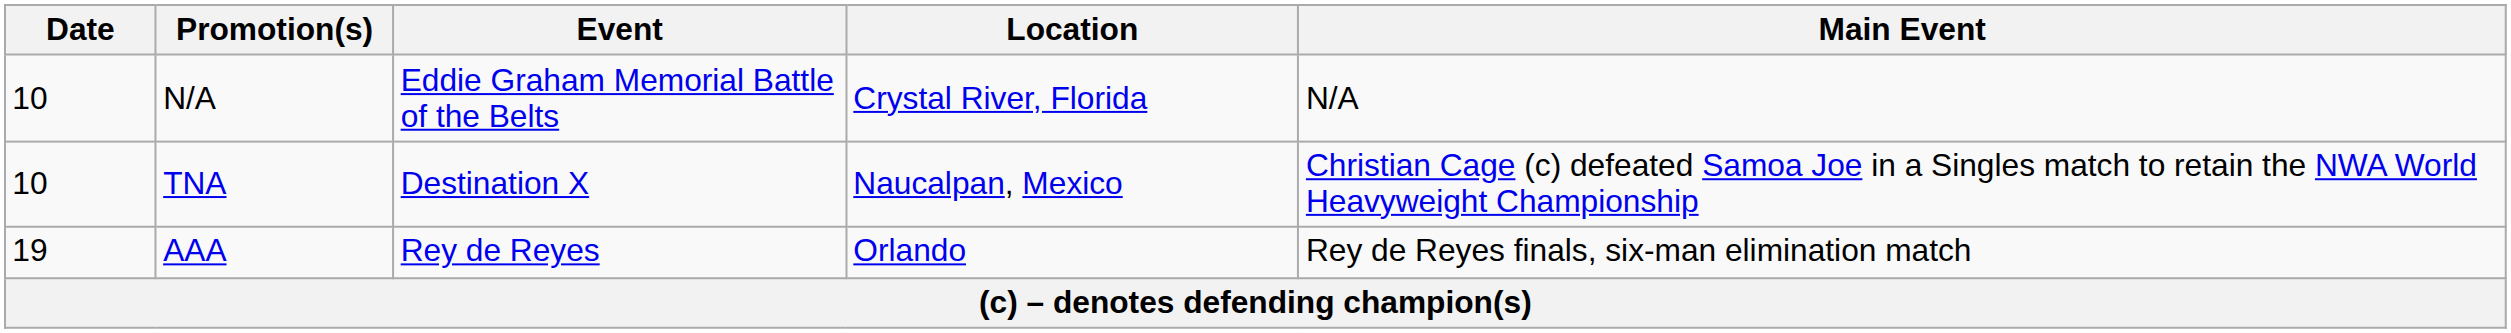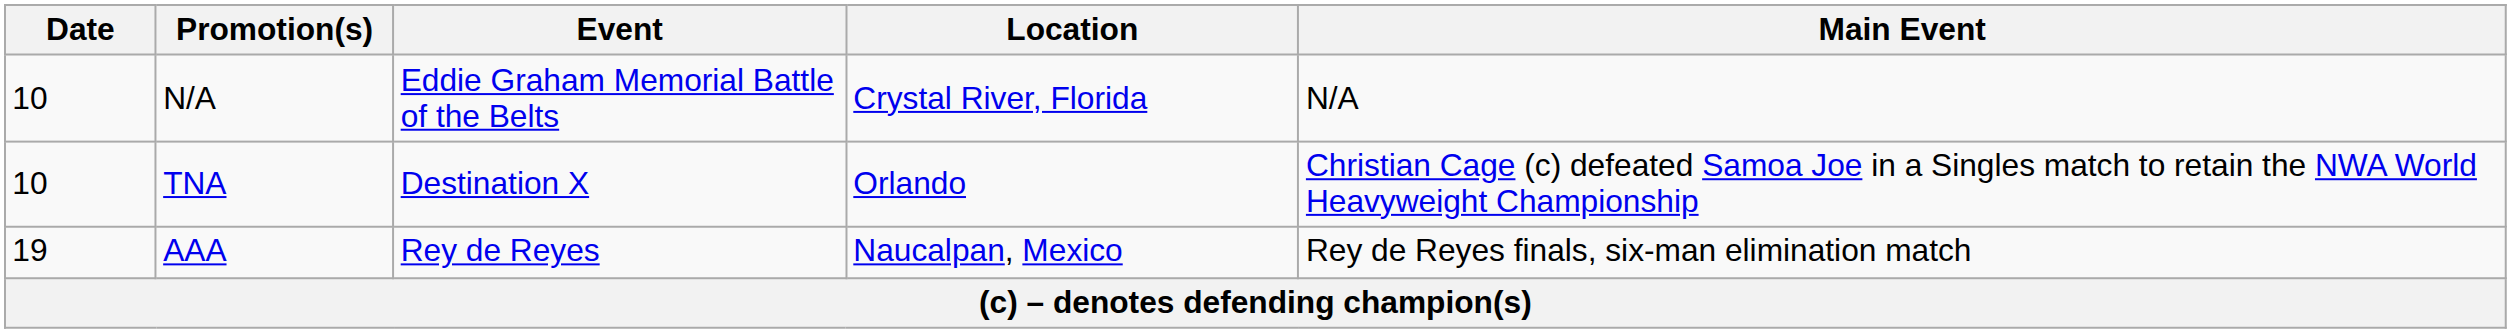(988, 183) Naucalpan, Mexico -> (910, 183) Orlando
(910, 251) Orlando -> (988, 251) Naucalpan, Mexico
